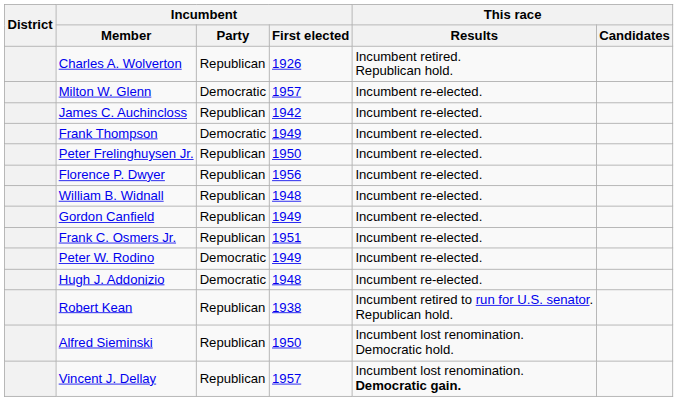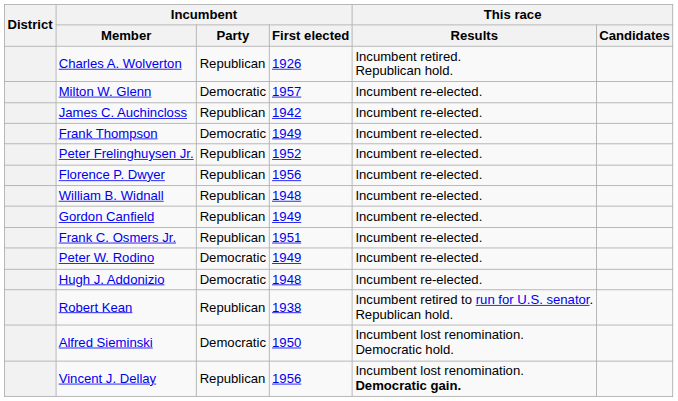(287, 154) 1950 -> (287, 154) 1952
(232, 343) Republican -> (233, 343) Democratic
(287, 378) 1957 -> (287, 378) 1956
